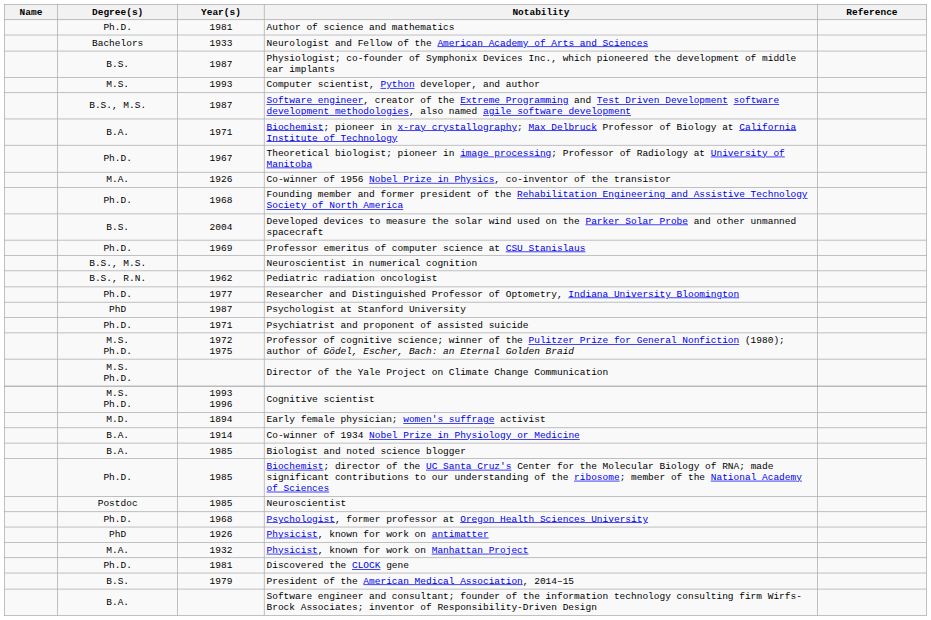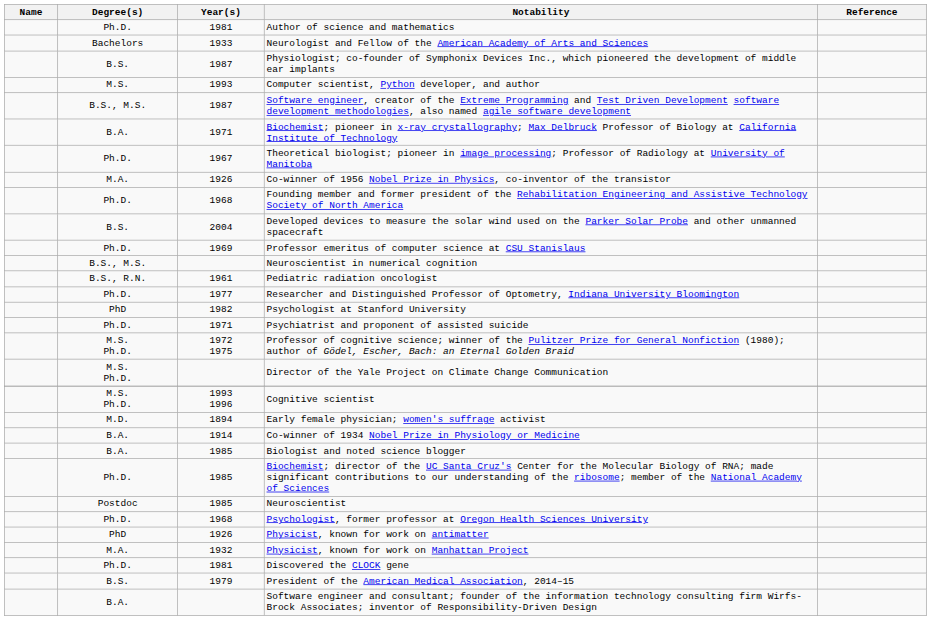(221, 279) 1962 -> (221, 279) 1961
(221, 310) 1987 -> (221, 310) 1982
